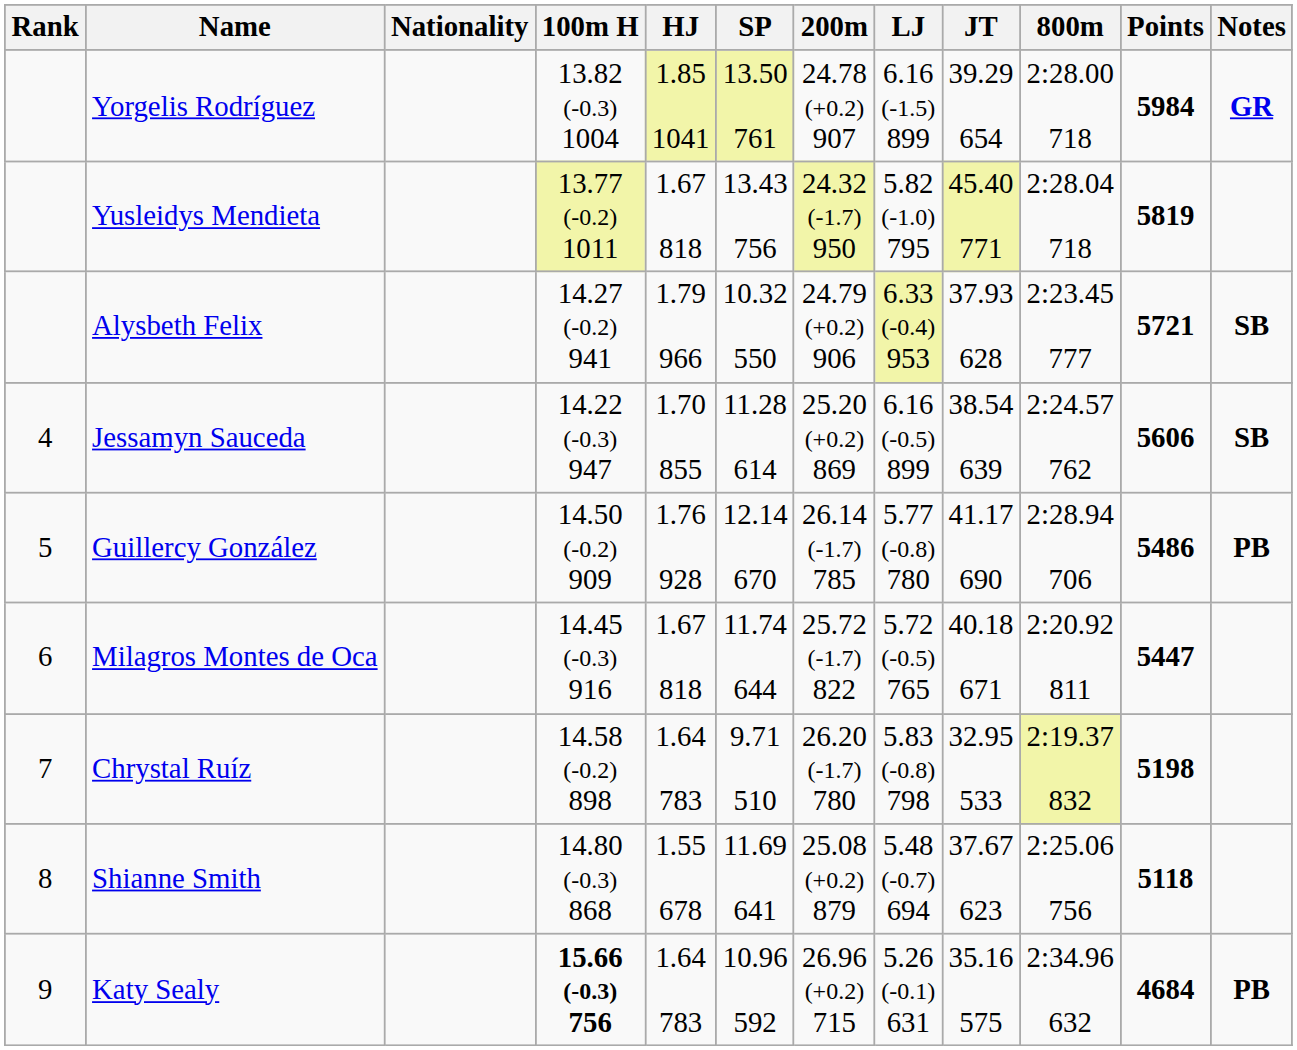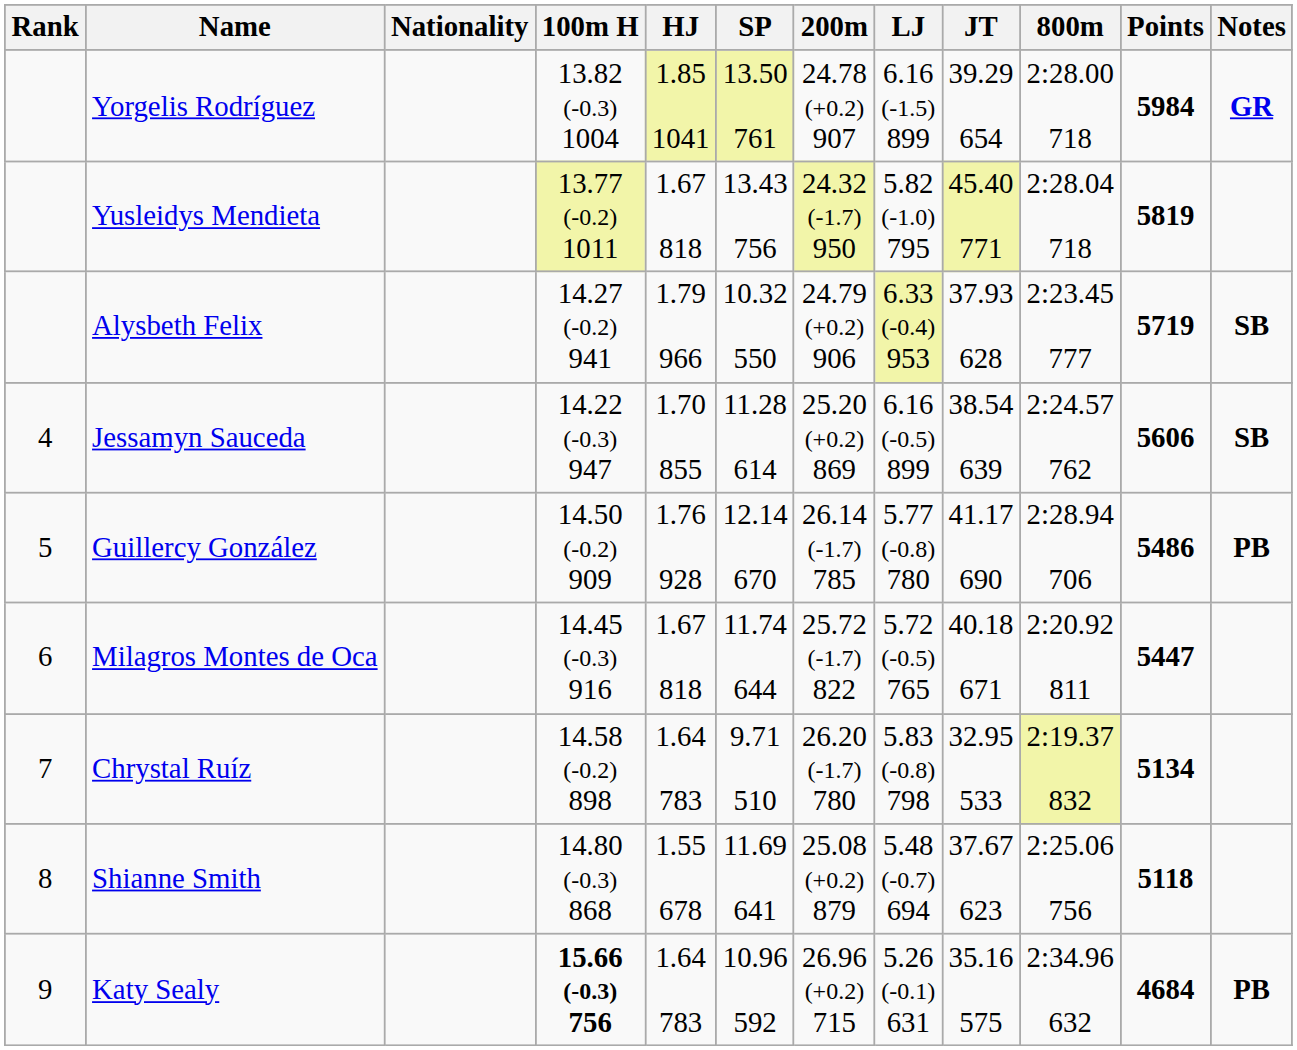(1165, 326) 5721 -> (1165, 326) 5719
(1165, 768) 5198 -> (1165, 768) 5134
